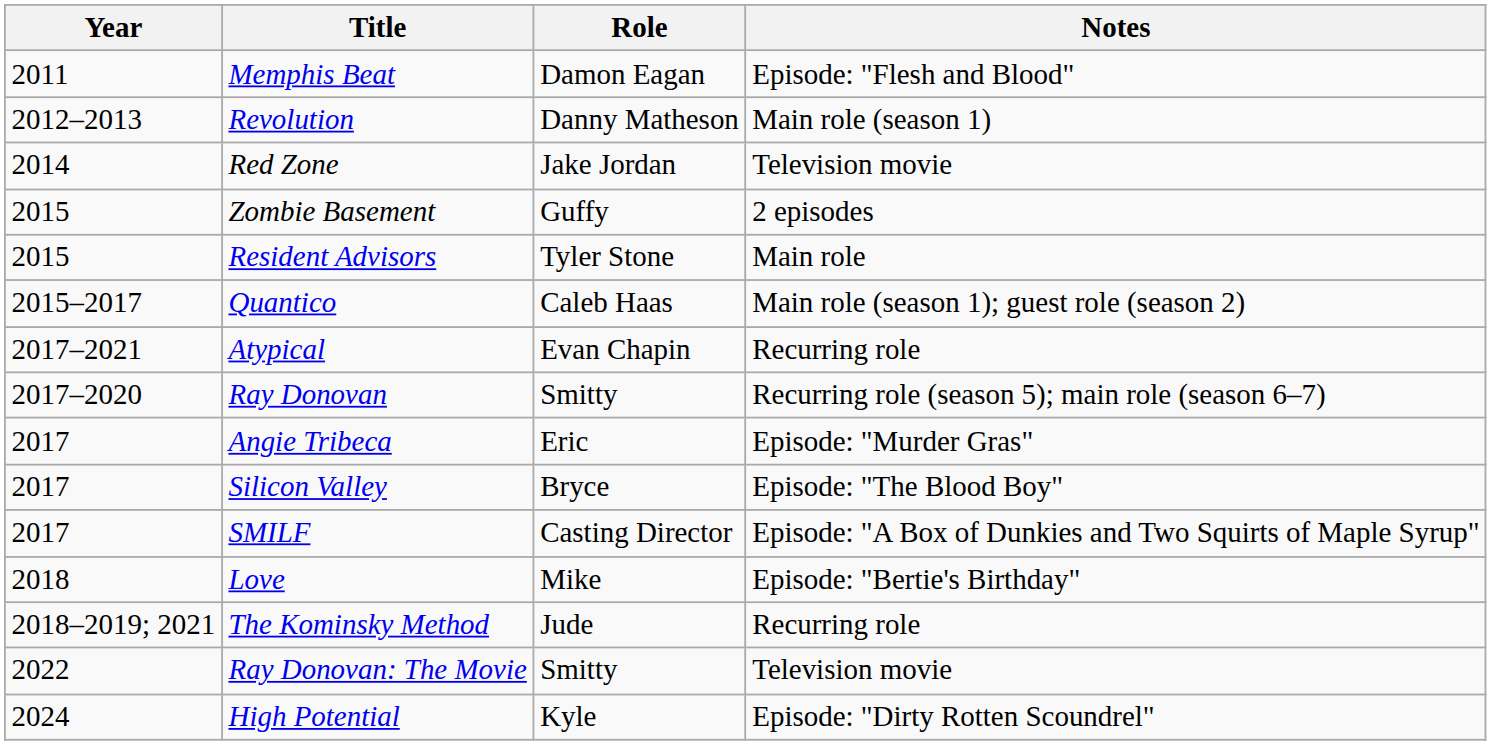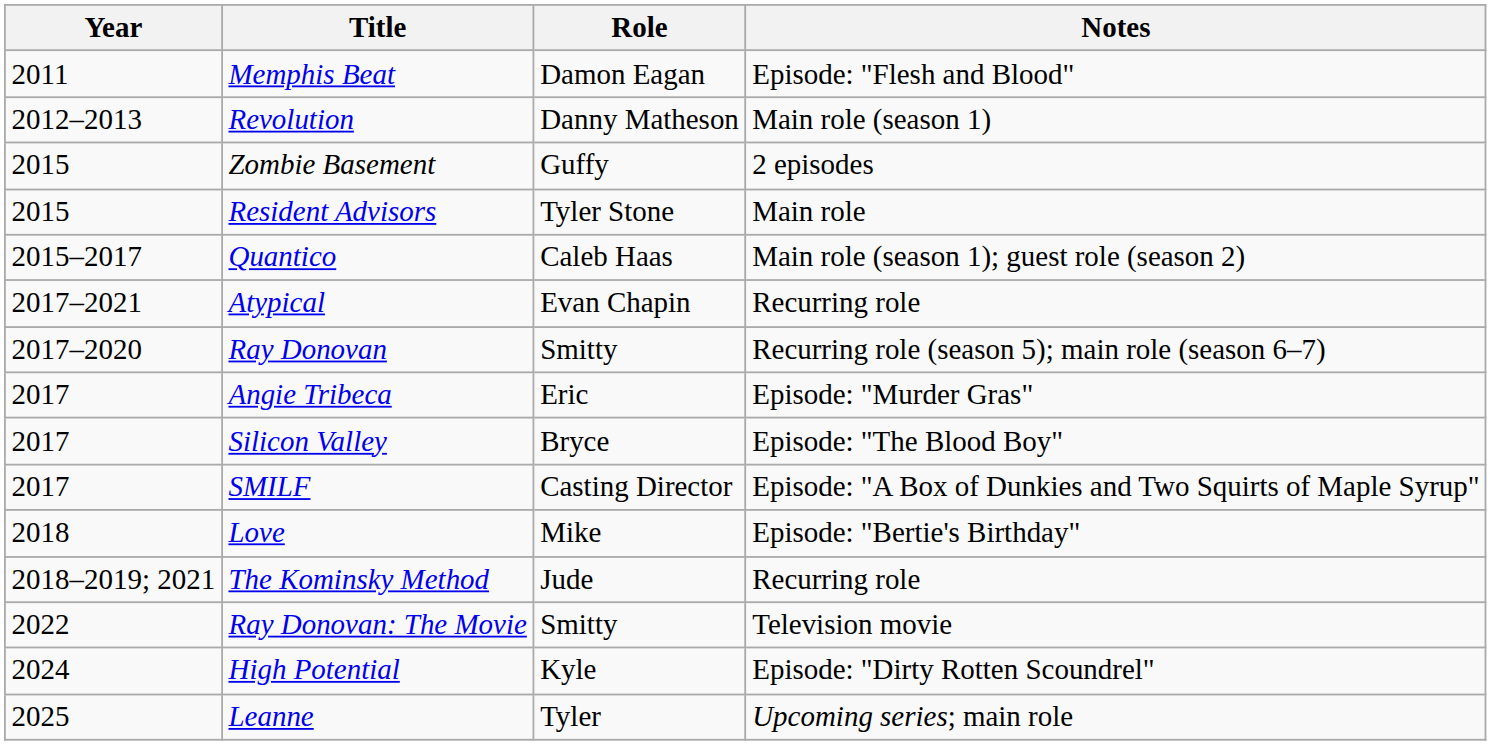- row: (284, 165)
+ row: (271, 716)
